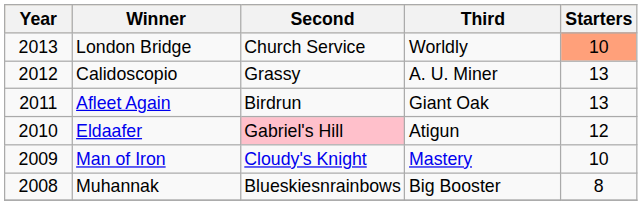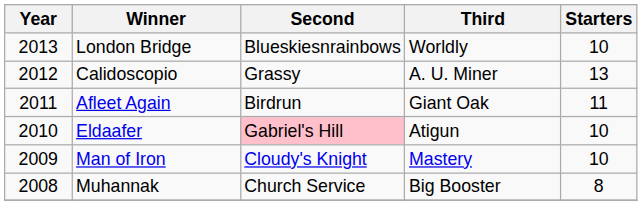(305, 47) Church Service -> (323, 47) Blueskiesnrainbows
(599, 47) lightsalmon background -> (599, 47) no background
(599, 103) 13 -> (599, 103) 11
(599, 131) 12 -> (599, 131) 10
(323, 187) Blueskiesnrainbows -> (305, 187) Church Service
